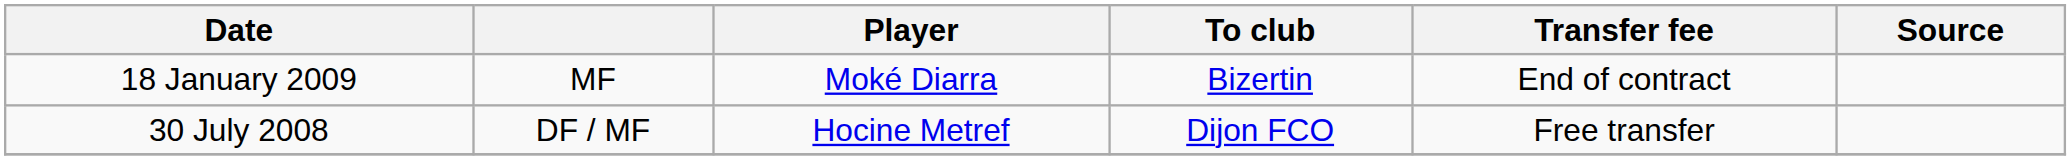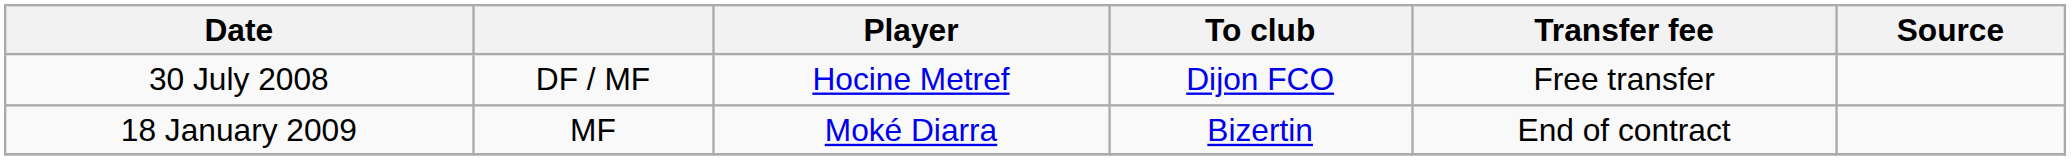rows swapped: (239, 130) <-> (239, 80)
